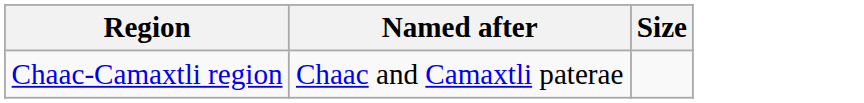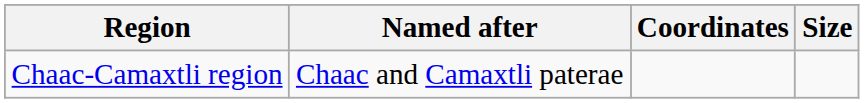+ column: (713, 27)
